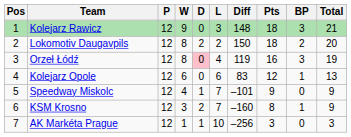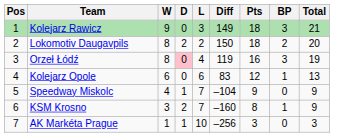- column: (167, 12)
(242, 28) 148 -> (225, 28) 149
(242, 92) –101 -> (225, 92) –104
